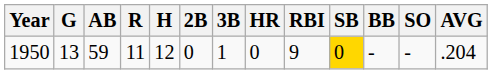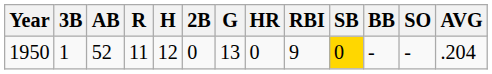columns swapped: (69, 20) <-> (228, 20)
(98, 52) 59 -> (102, 52) 52
